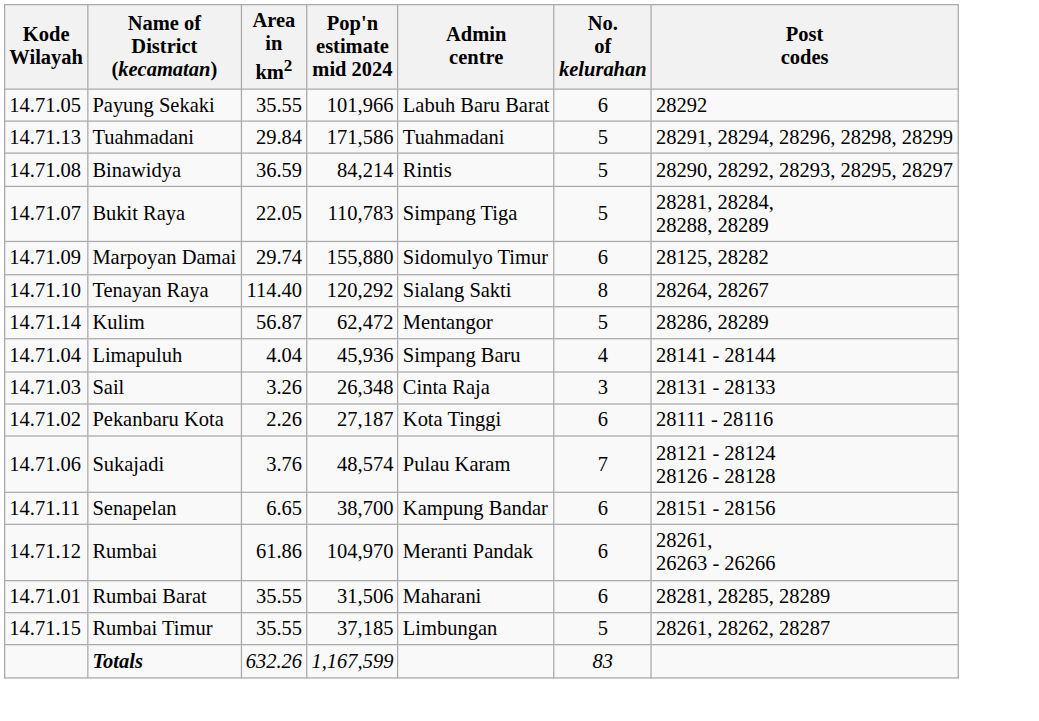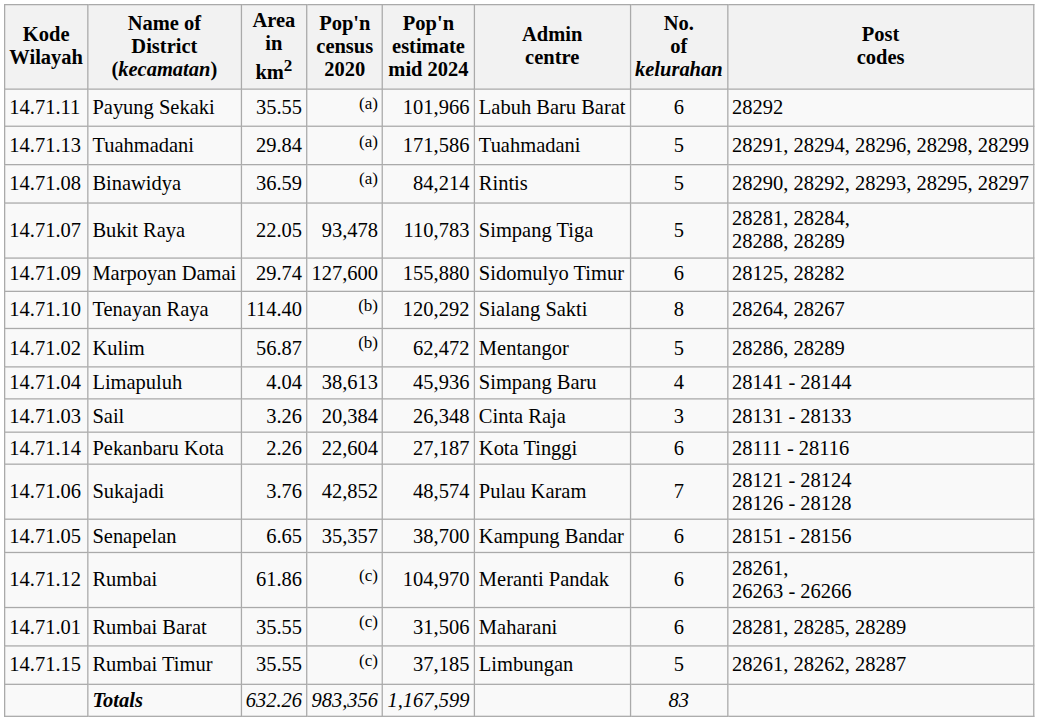+ column: (345, 46)
(45, 104) 14.71.05 -> (45, 107) 14.71.11
(45, 322) 14.71.14 -> (45, 347) 14.71.02
(45, 420) 14.71.02 -> (45, 447) 14.71.14
(45, 508) 14.71.11 -> (45, 535) 14.71.05
